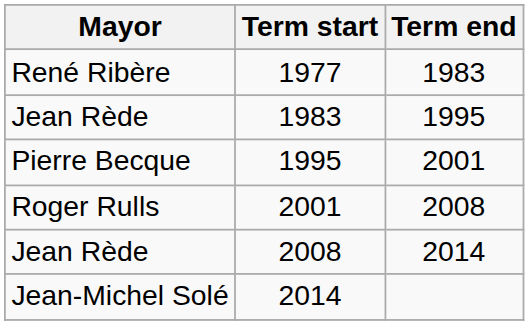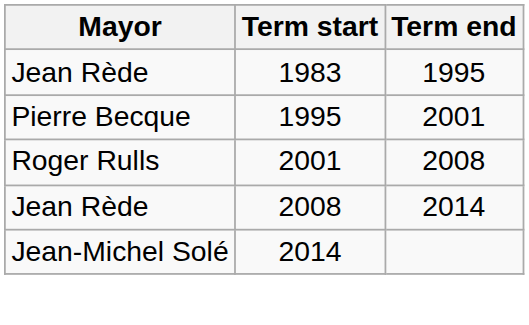- row: (310, 71)
